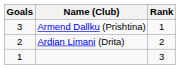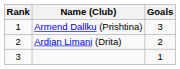columns swapped: (162, 12) <-> (20, 12)
